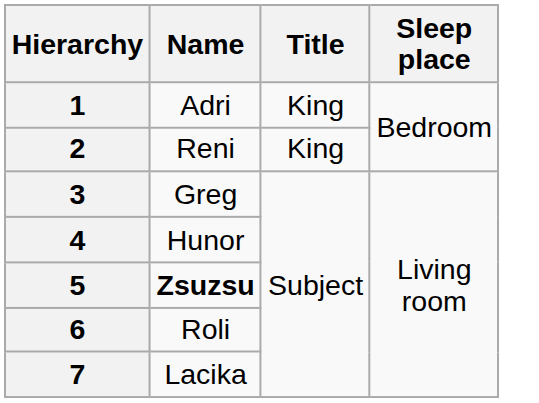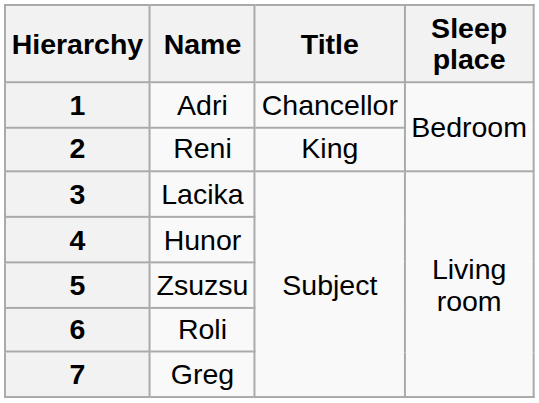(316, 105) King -> (330, 105) Chancellor
(206, 195) Greg -> (202, 195) Lacika
(206, 285) bold -> (202, 285) normal
(206, 375) Lacika -> (202, 375) Greg
